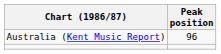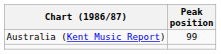(192, 37) 96 -> (192, 37) 99
